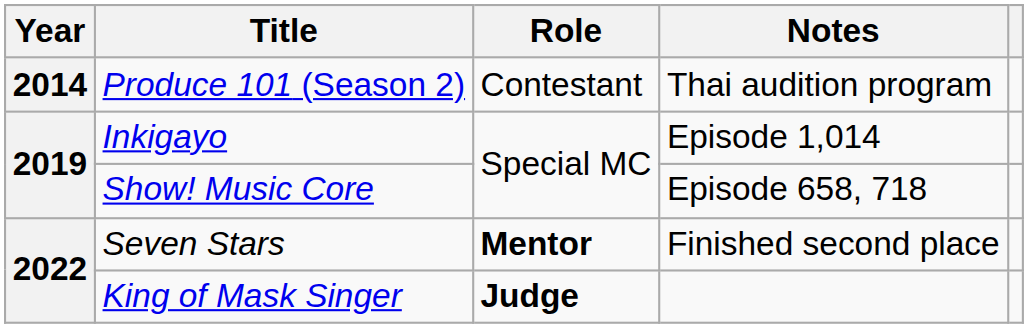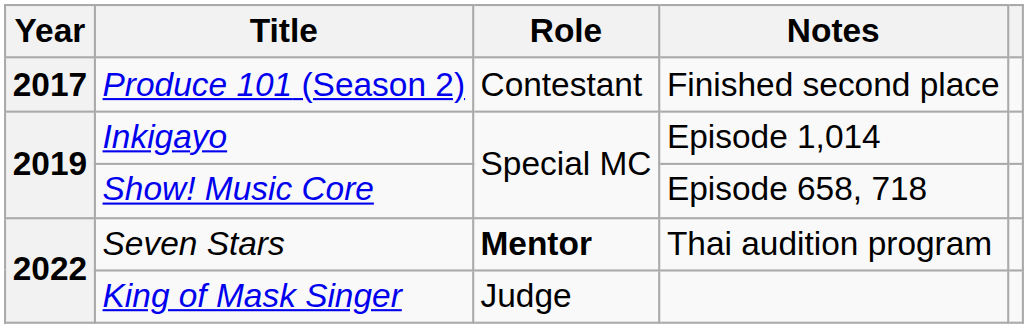(50, 84) 2014 -> (50, 84) 2017
(830, 84) Thai audition program -> (833, 84) Finished second place
(833, 243) Finished second place -> (830, 243) Thai audition program
(530, 296) bold -> (526, 296) normal
